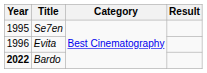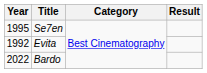(18, 44) 1996 -> (18, 44) 1992
(18, 60) bold -> (18, 60) normal
